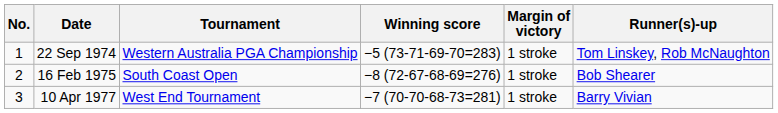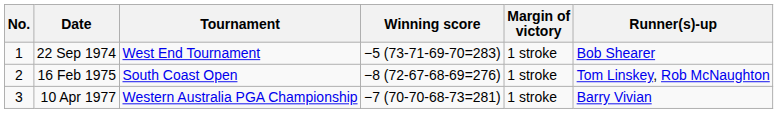(240, 53) Western Australia PGA Championship -> (191, 53) West End Tournament
(673, 53) Tom Linskey, Rob McNaughton -> (616, 53) Bob Shearer
(616, 76) Bob Shearer -> (673, 76) Tom Linskey, Rob McNaughton
(191, 98) West End Tournament -> (240, 98) Western Australia PGA Championship
